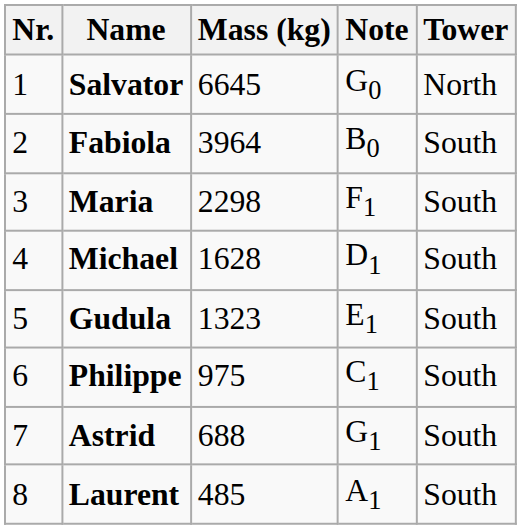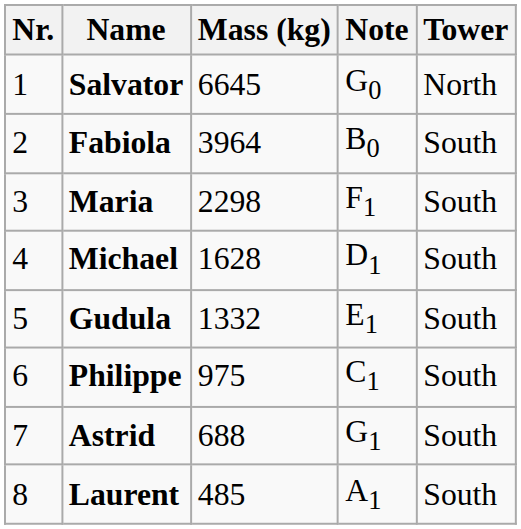(230, 318) 1323 -> (230, 318) 1332
